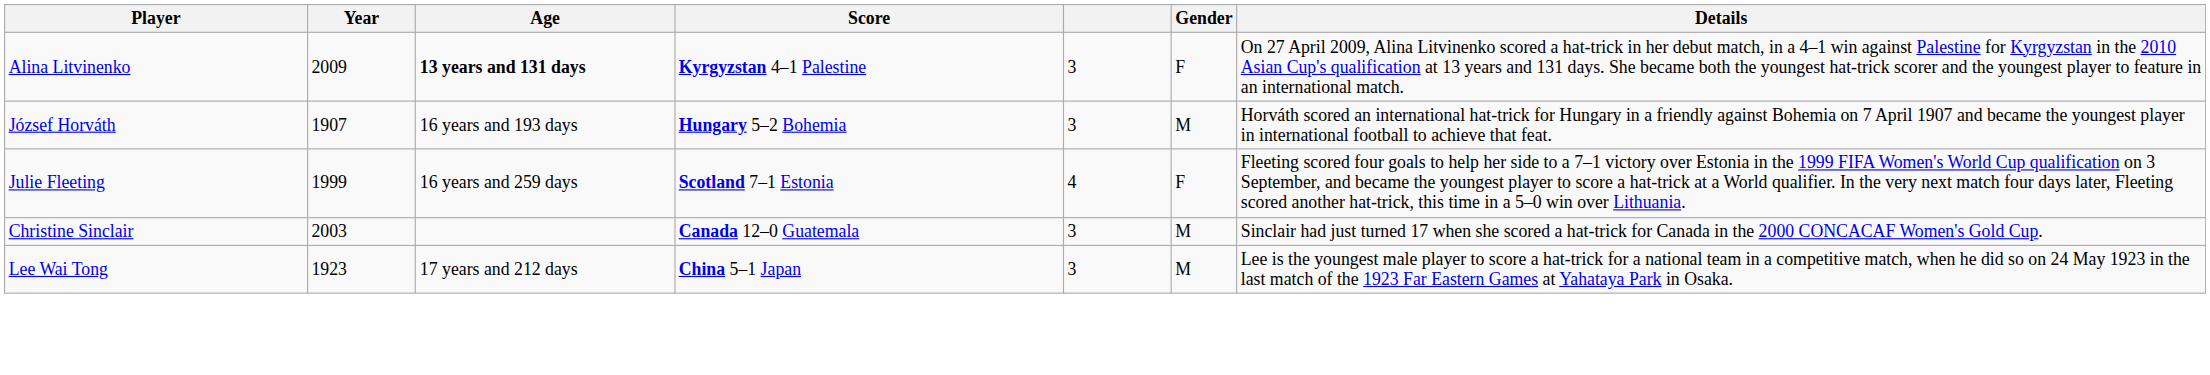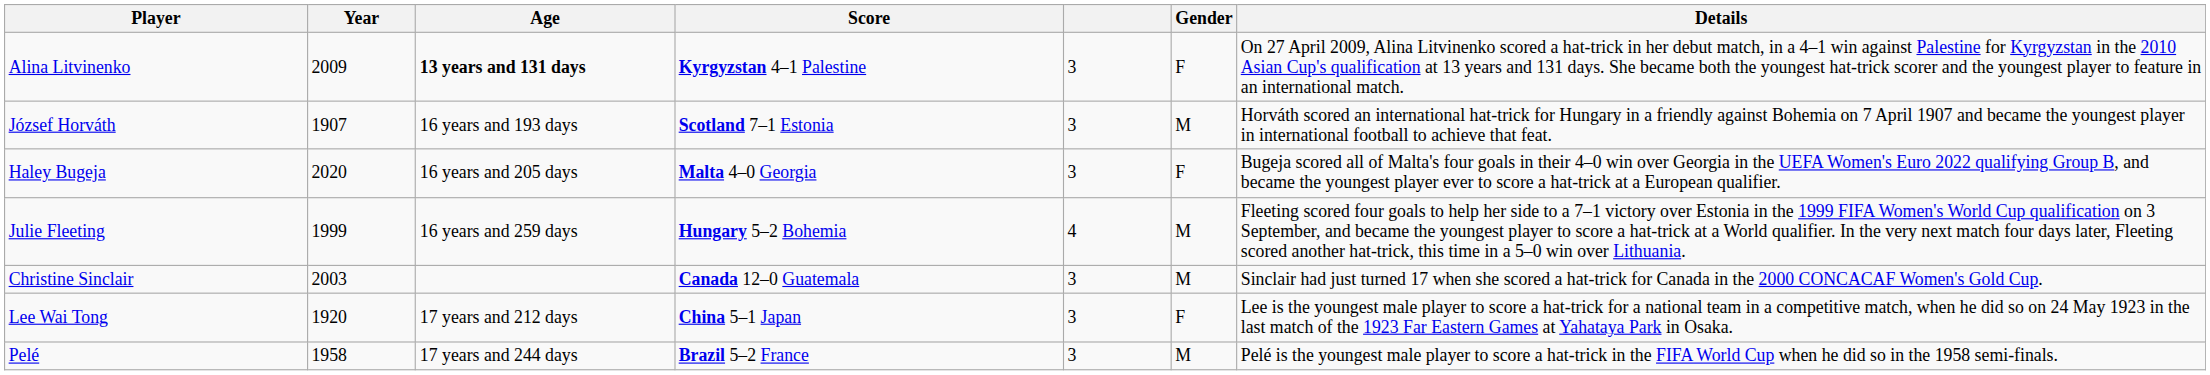(763, 124) Hungary 5–2 Bohemia -> (756, 124) Scotland 7–1 Estonia
+ row: (57, 173)
(756, 183) Scotland 7–1 Estonia -> (763, 231) Hungary 5–2 Bohemia
(1180, 183) F -> (1183, 231) M
(329, 269) 1923 -> (329, 317) 1920
(1183, 269) M -> (1180, 317) F
+ row: (24, 355)
